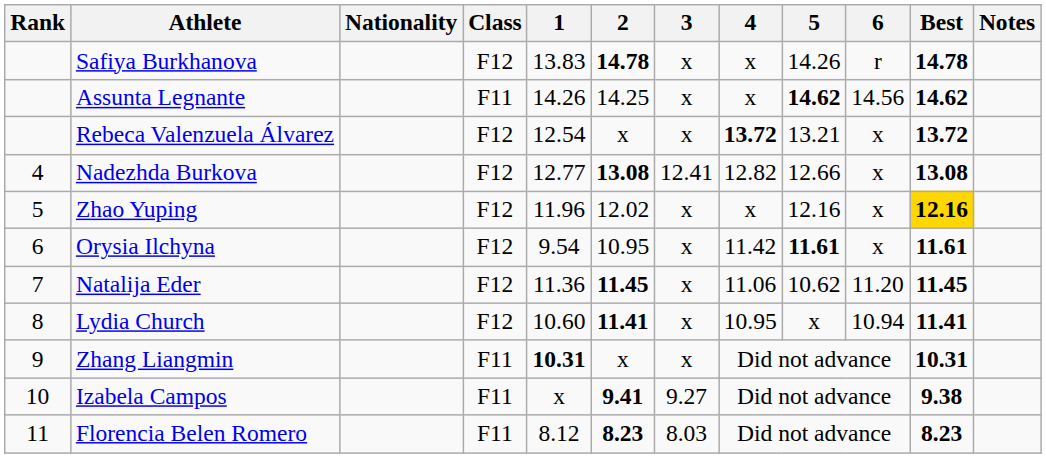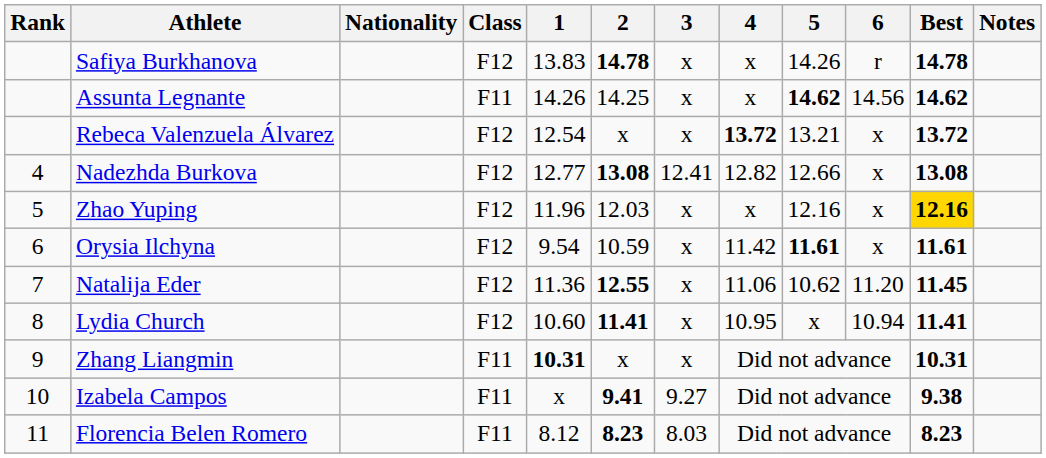(623, 209) 12.02 -> (623, 209) 12.03
(623, 246) 10.95 -> (623, 246) 10.59
(623, 284) 11.45 -> (623, 284) 12.55
